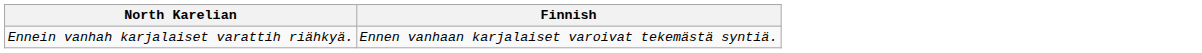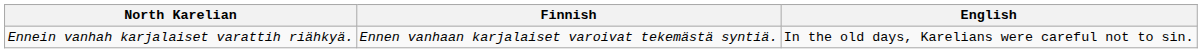+ column: (989, 15)
